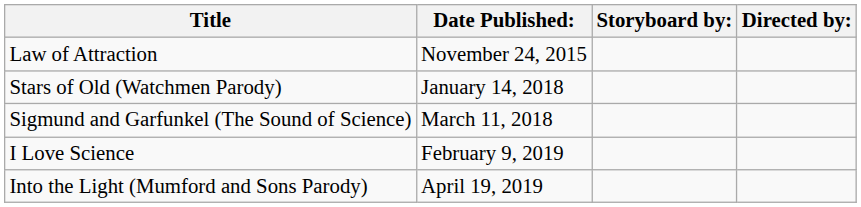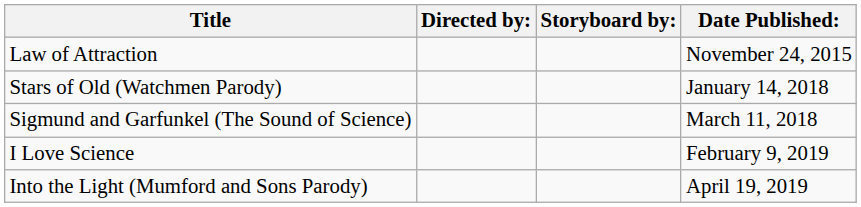columns swapped: (797, 20) <-> (504, 20)
